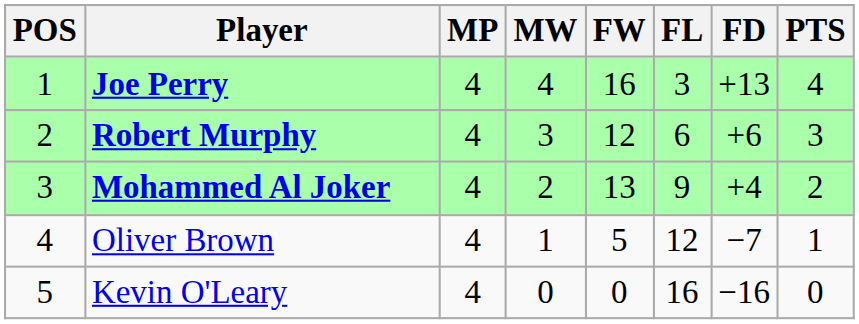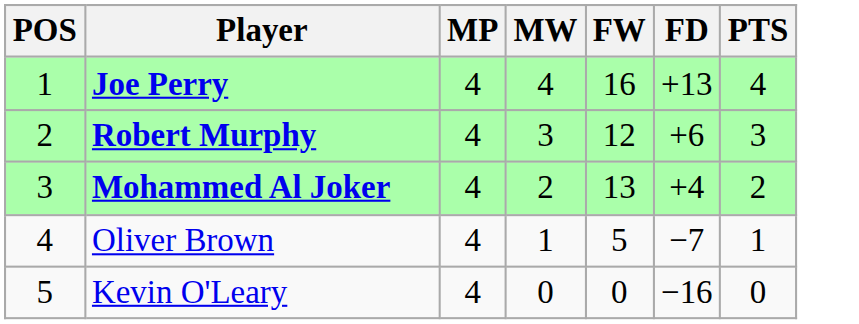- column: (682, 30)
